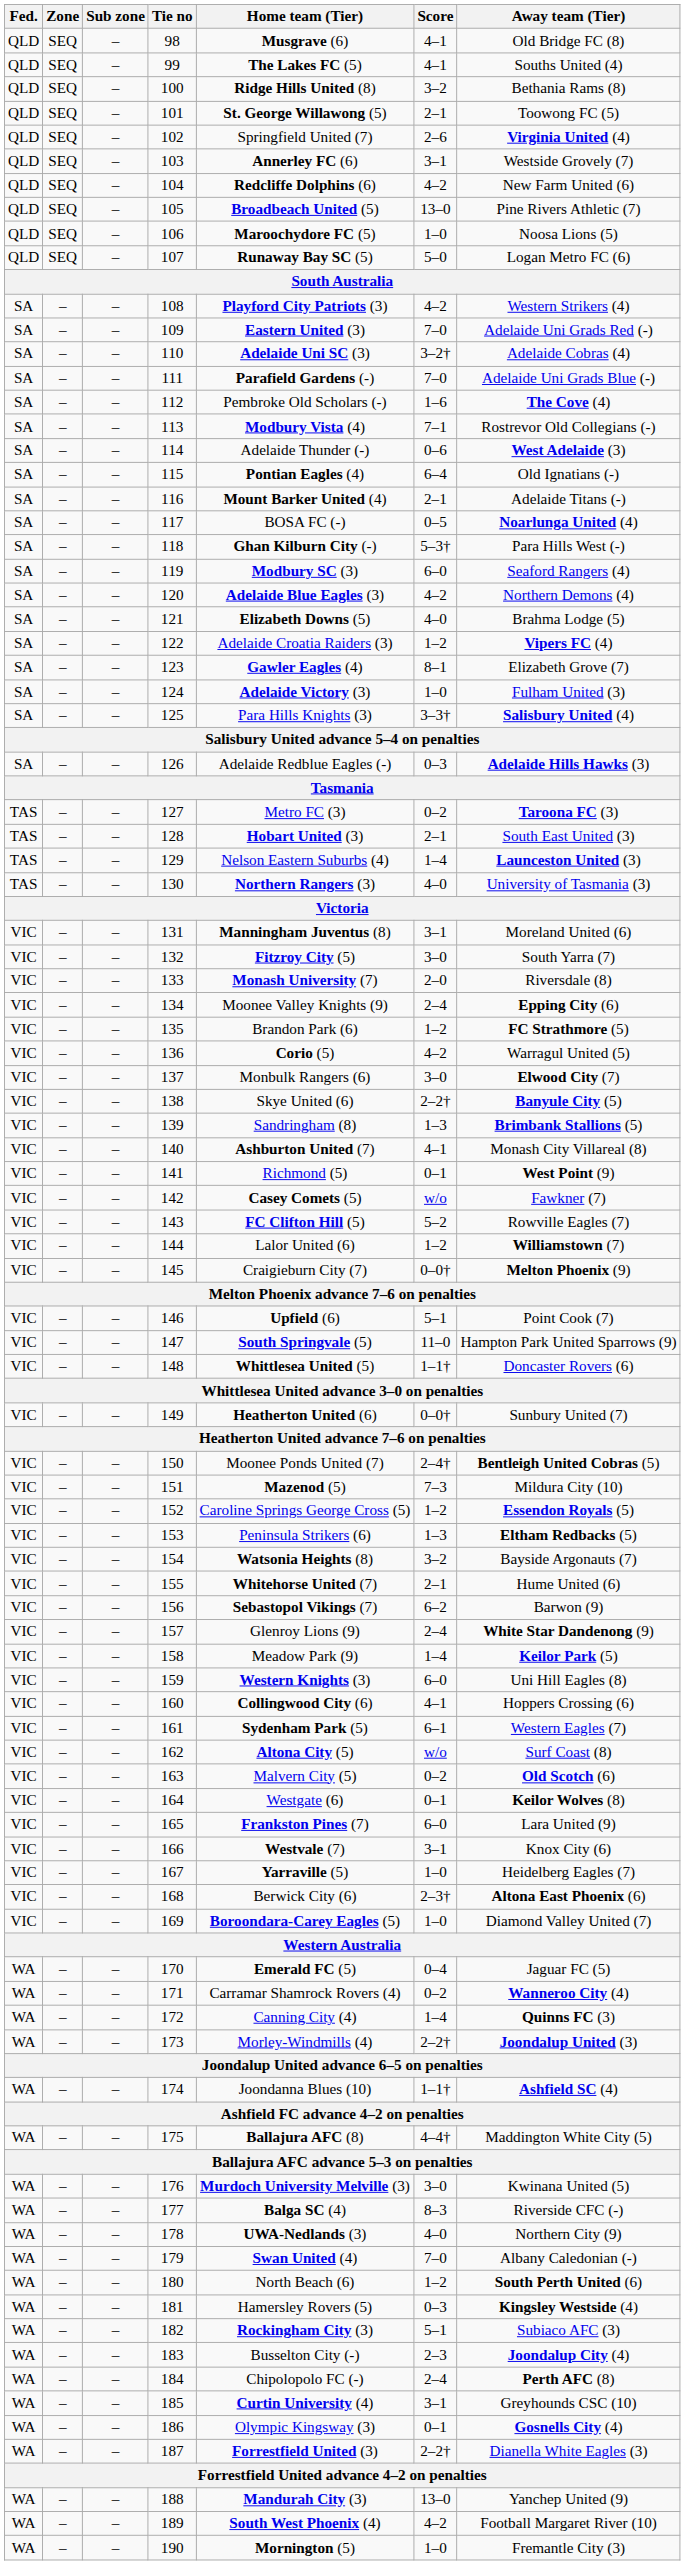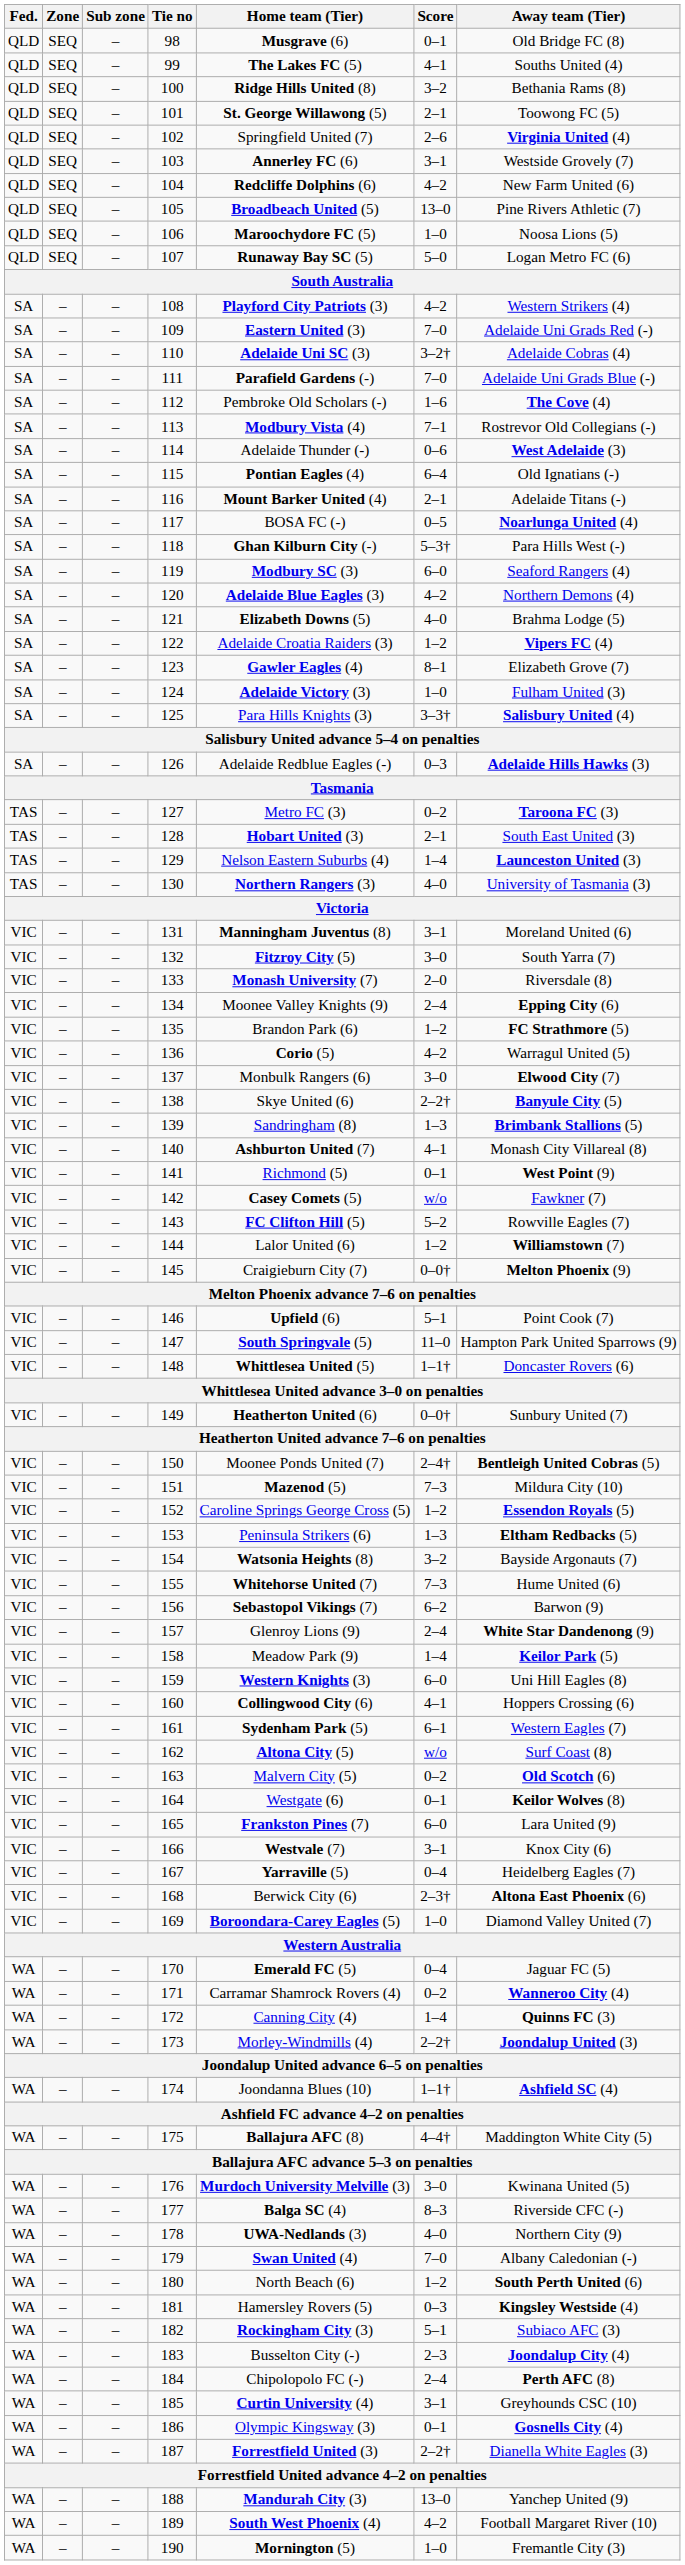(435, 40) 4–1 -> (435, 40) 0–1
(435, 1583) 2–1 -> (435, 1583) 7–3
(435, 1872) 1–0 -> (435, 1872) 0–4
